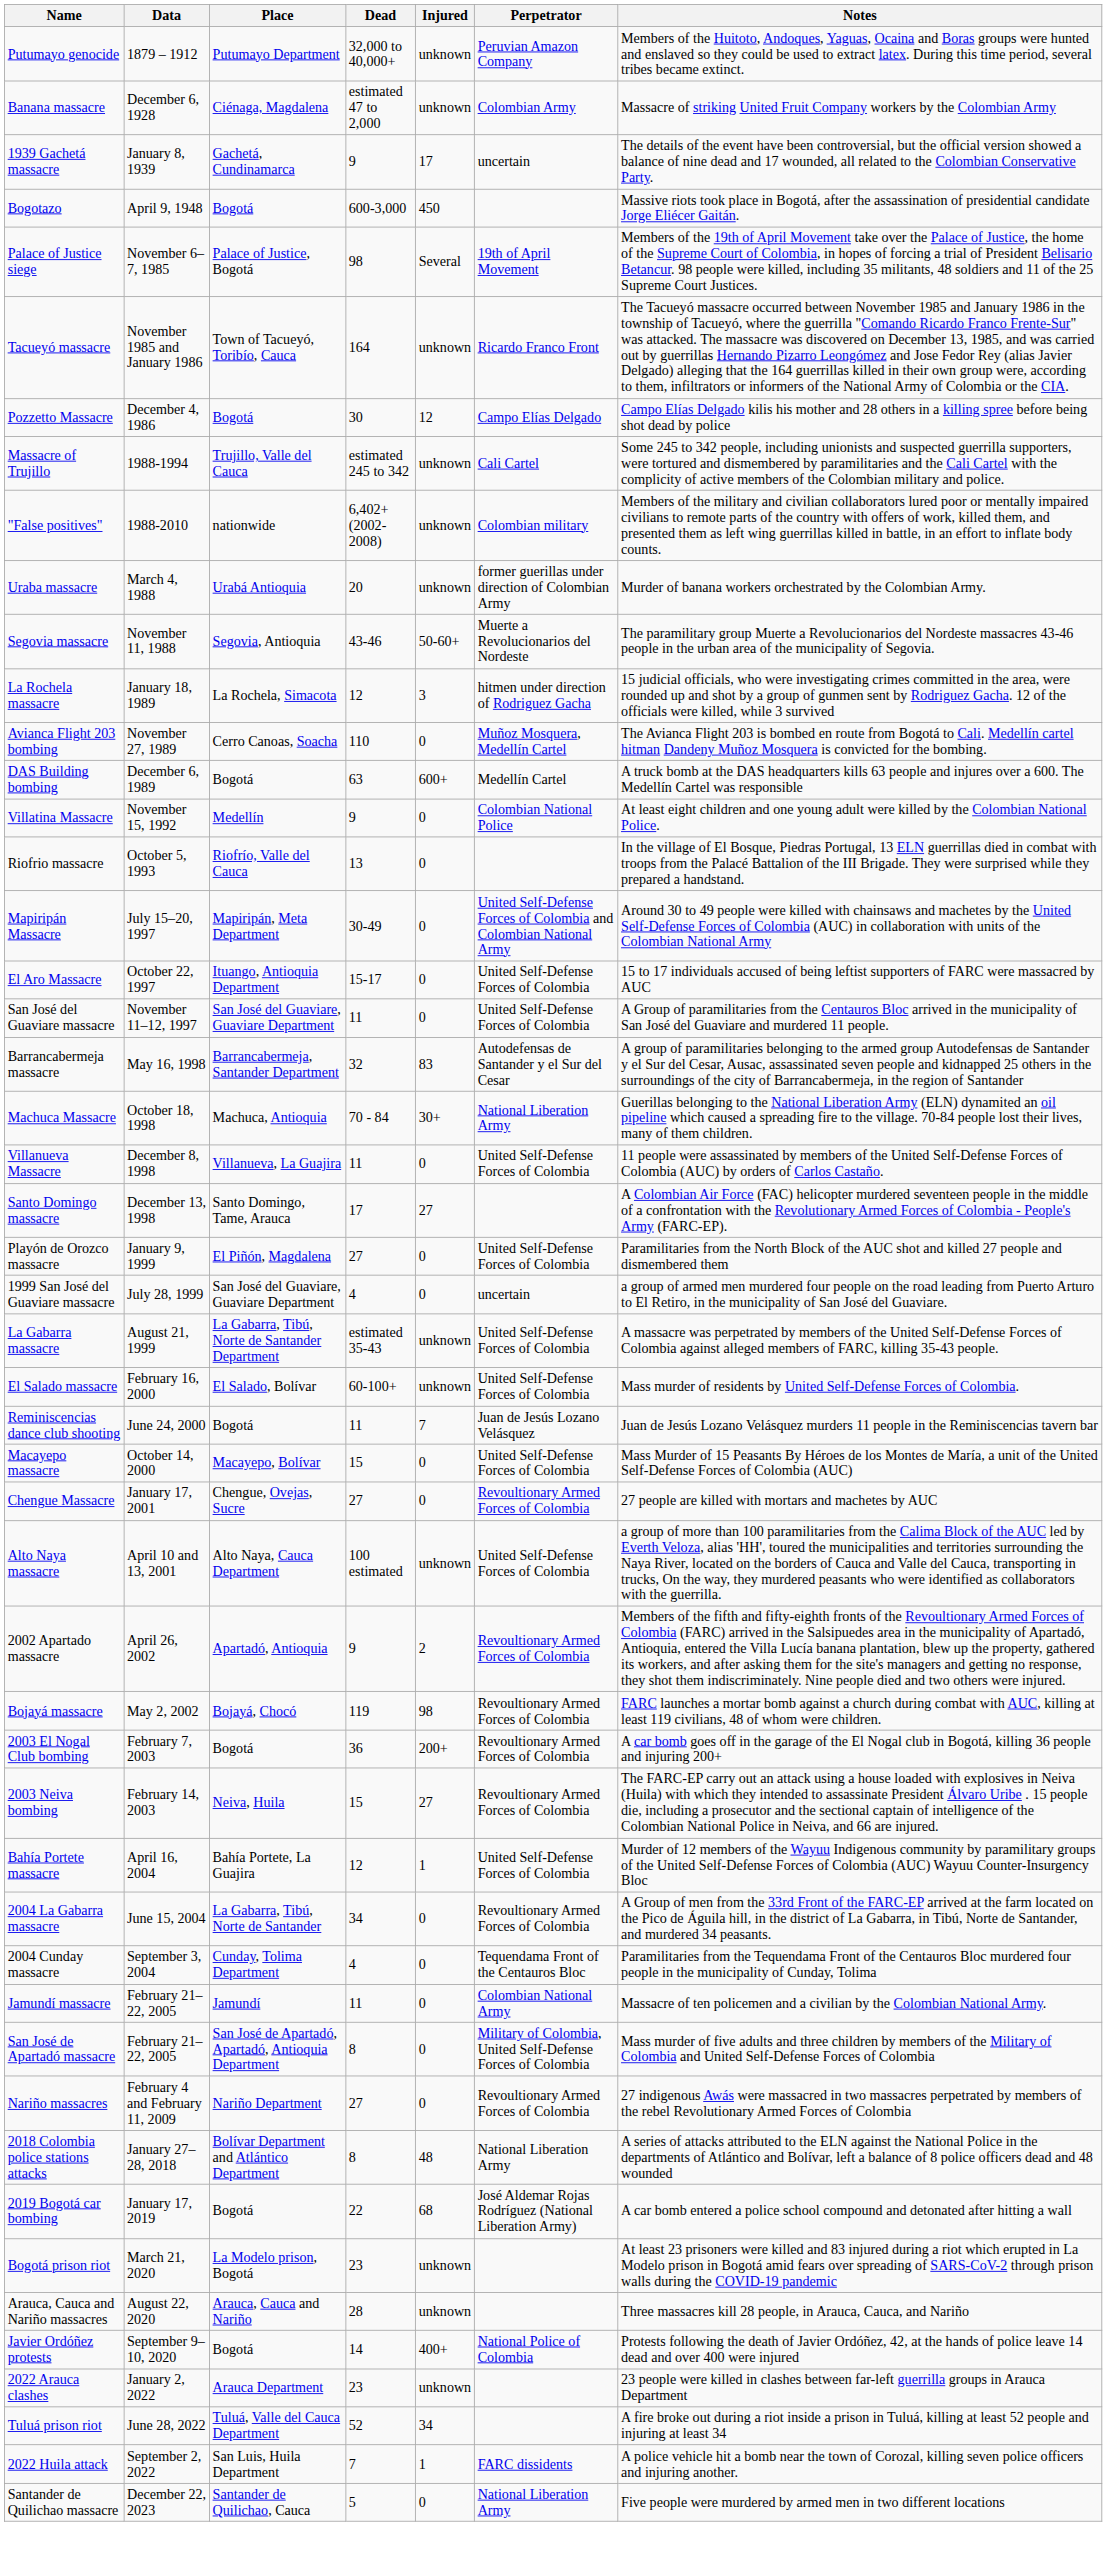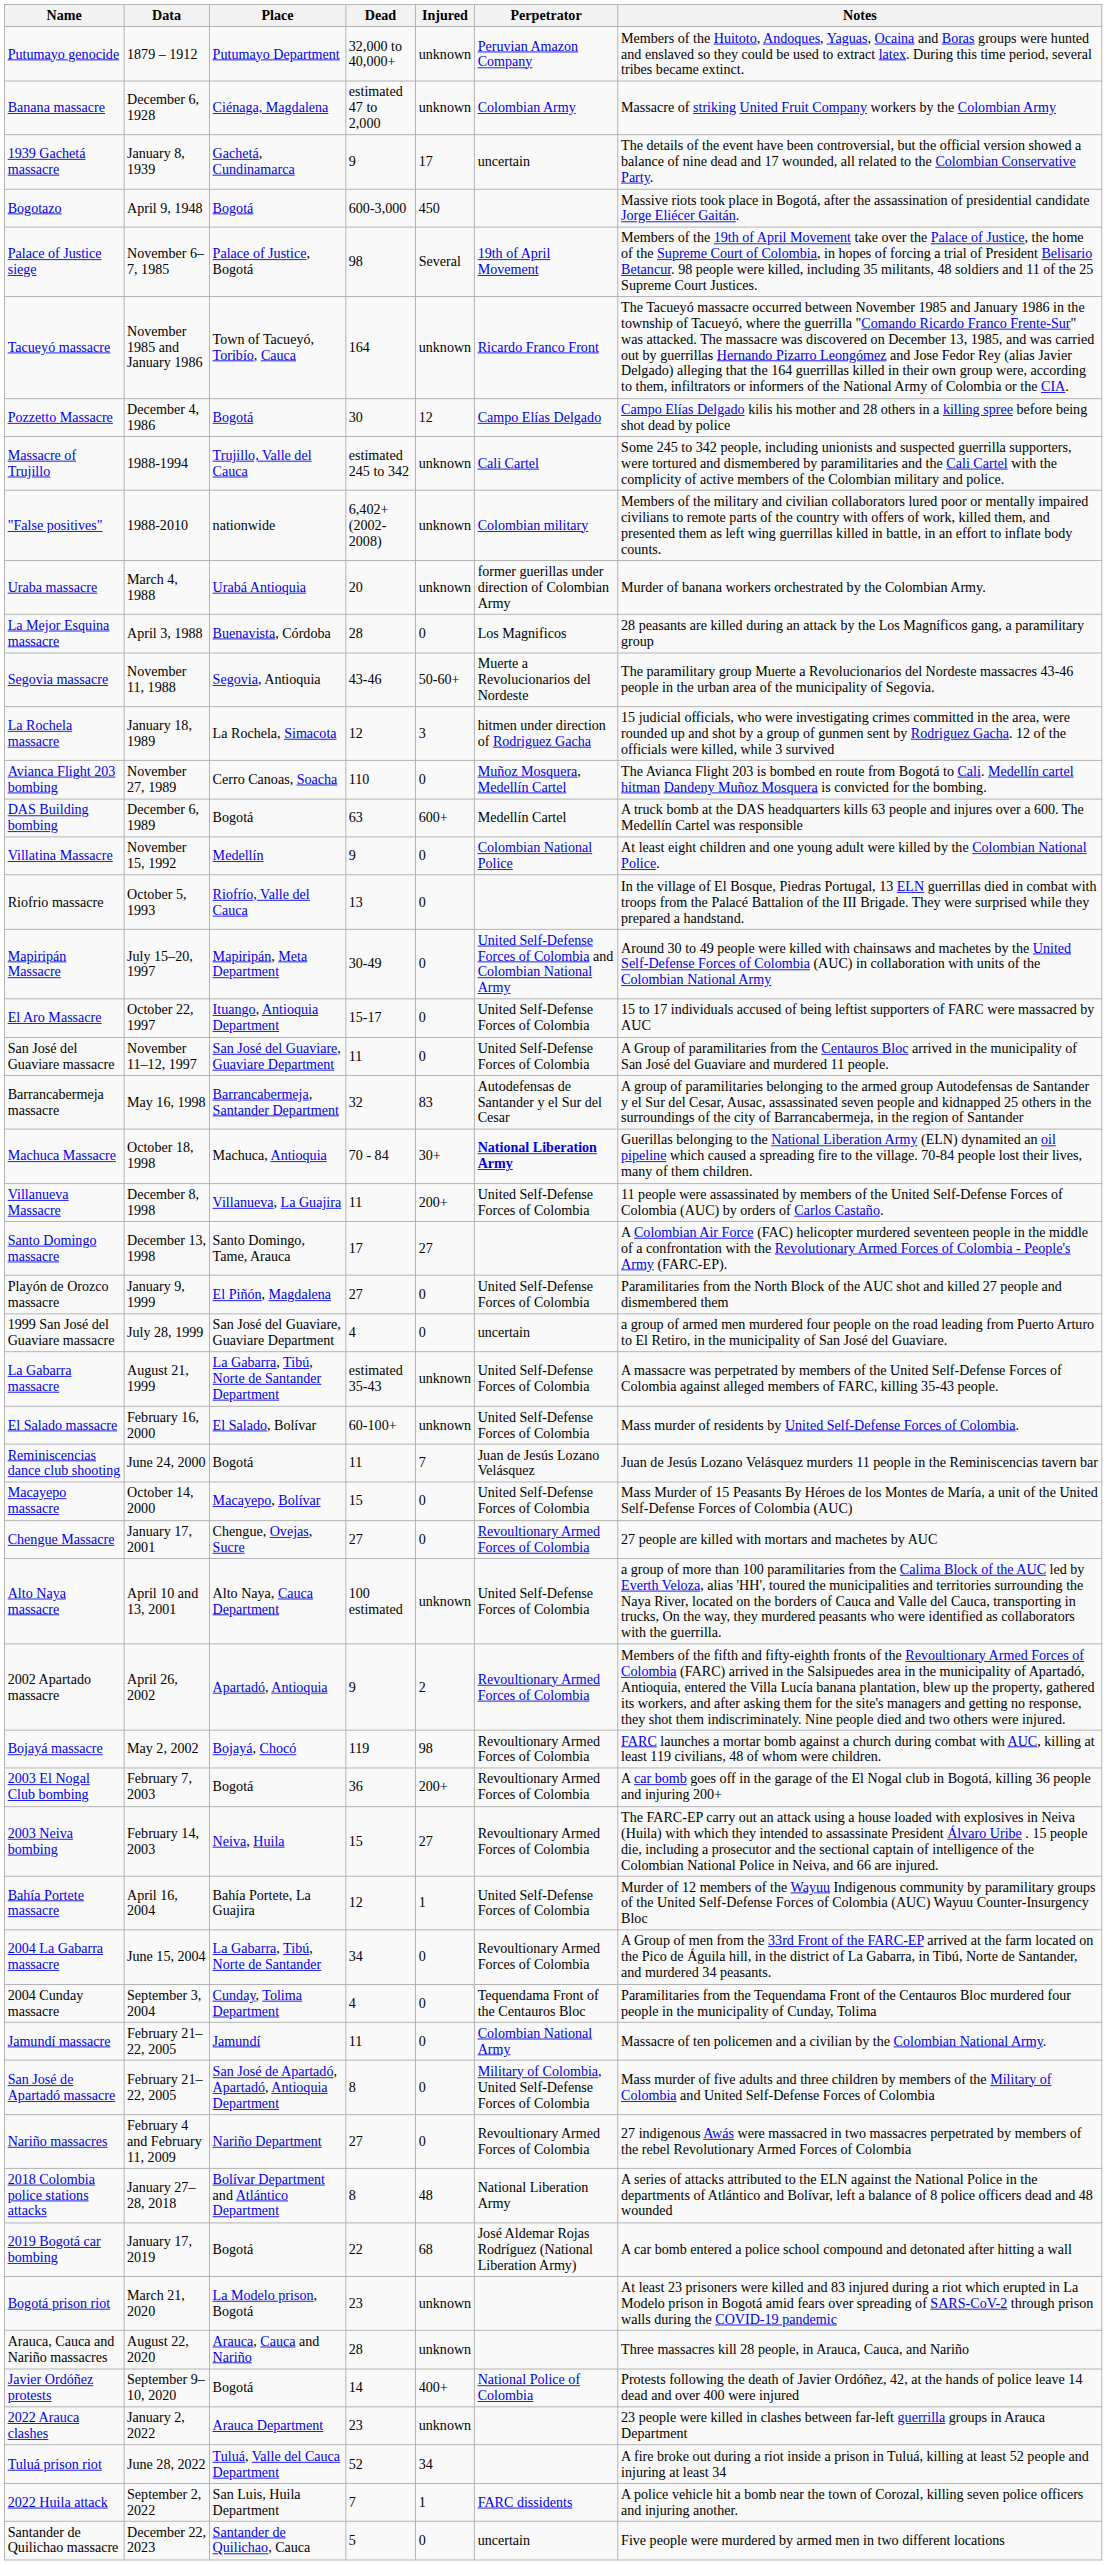+ row: (59, 633)
(533, 1118) normal -> (537, 1156) bold
(422, 1164) 0 -> (433, 1202) 200+
(533, 2502) National Liberation Army -> (504, 2540) uncertain
